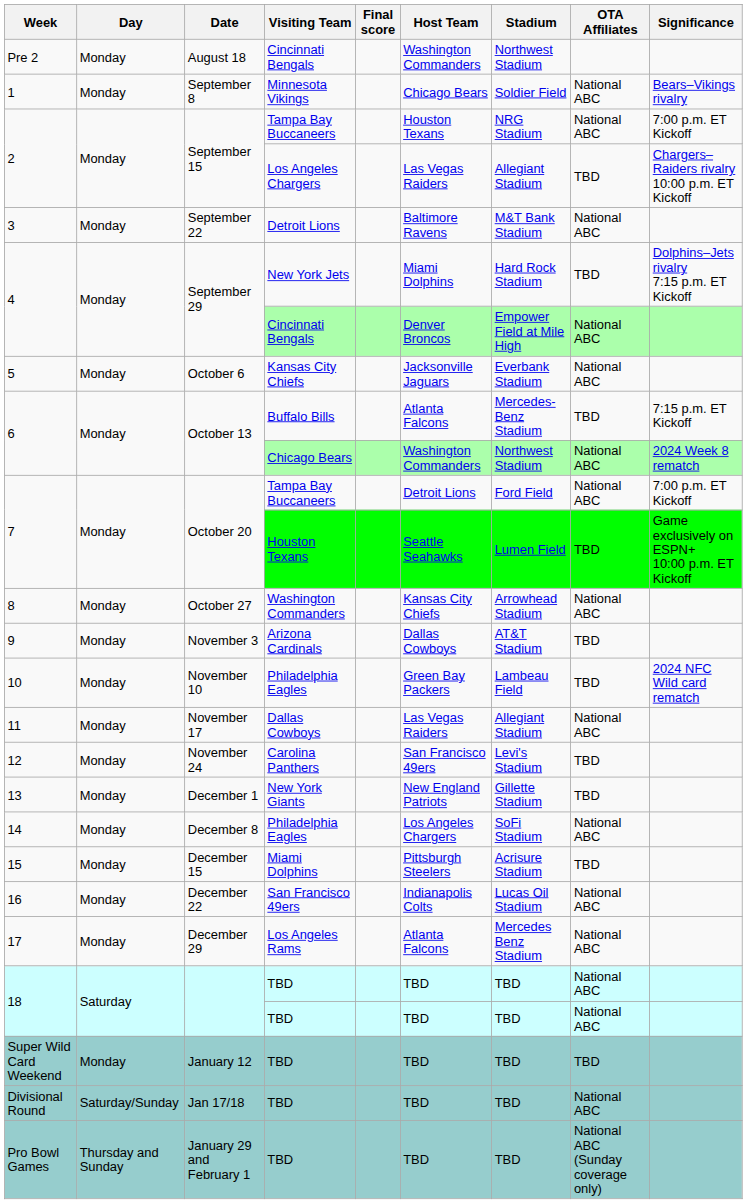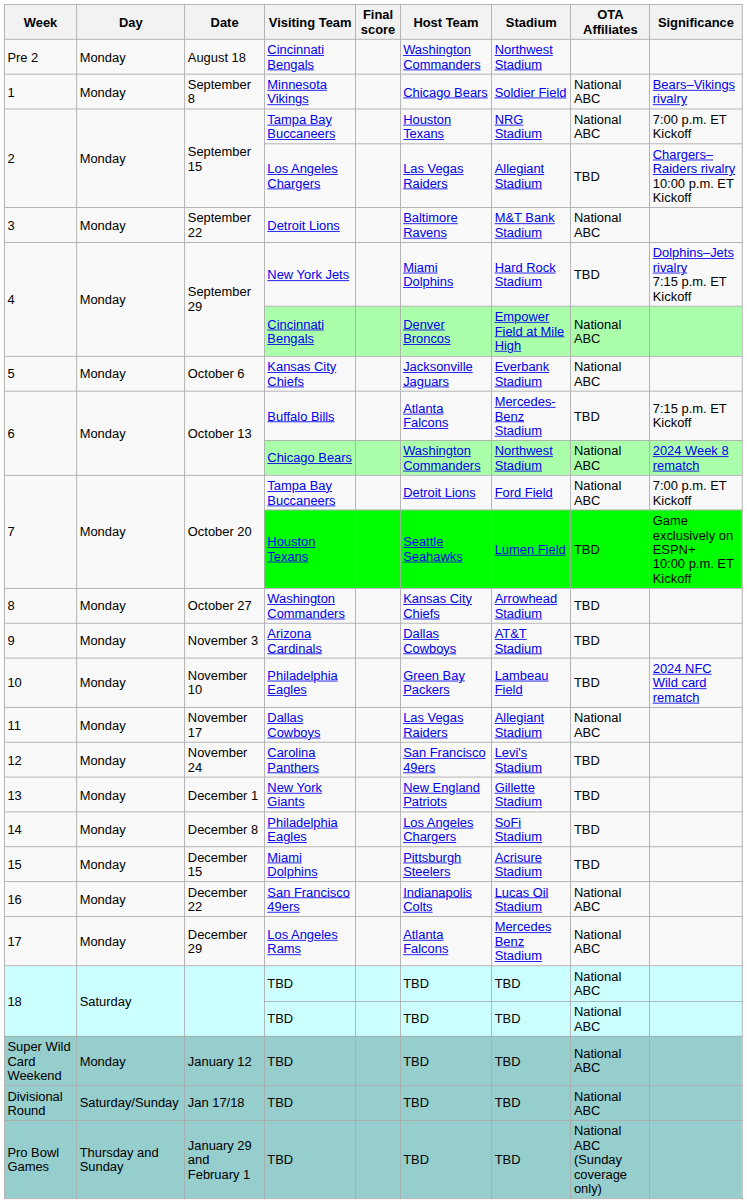(598, 606) National ABC -> (587, 606) TBD
(598, 830) National ABC -> (587, 830) TBD
(587, 1061) TBD -> (598, 1061) National ABC
